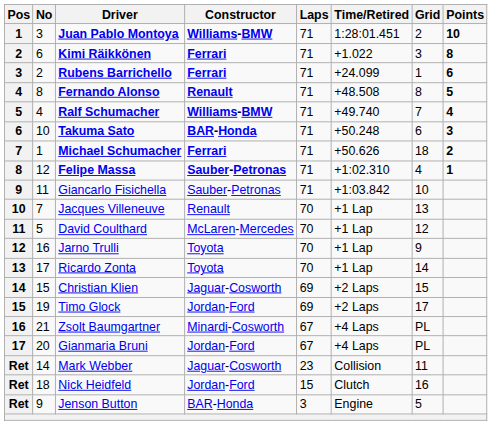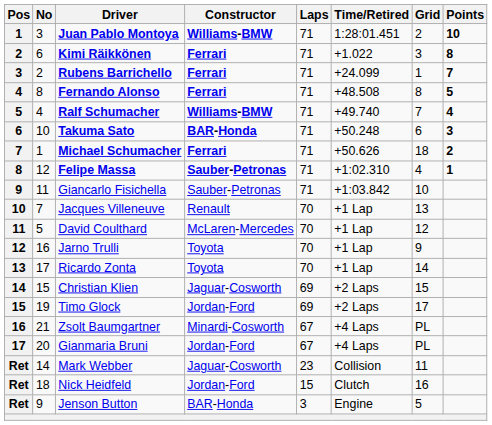(450, 72) 6 -> (450, 72) 7
(210, 92) Renault -> (207, 92) Ferrari
